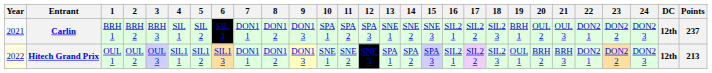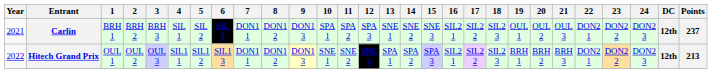(519, 31) BRH 1 -> (519, 31) OUL 1
(15, 56) lightyellow background -> (15, 56) no background
(519, 56) OUL 1 -> (519, 56) BRH 1
